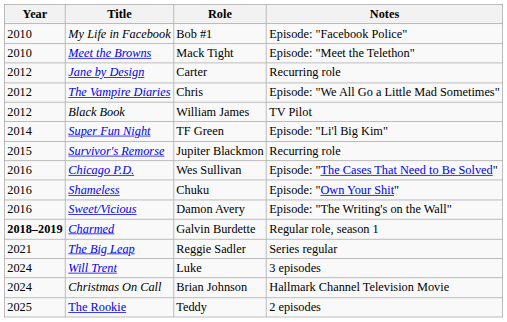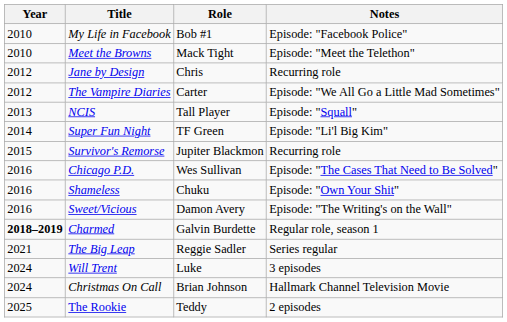(192, 72) Carter -> (190, 72) Chris
(190, 92) Chris -> (192, 92) Carter
- row: (97, 111)
+ row: (82, 111)
